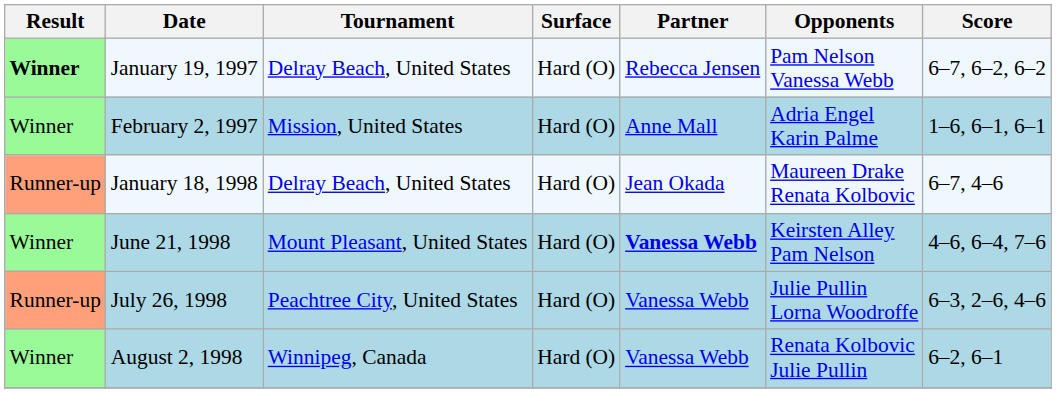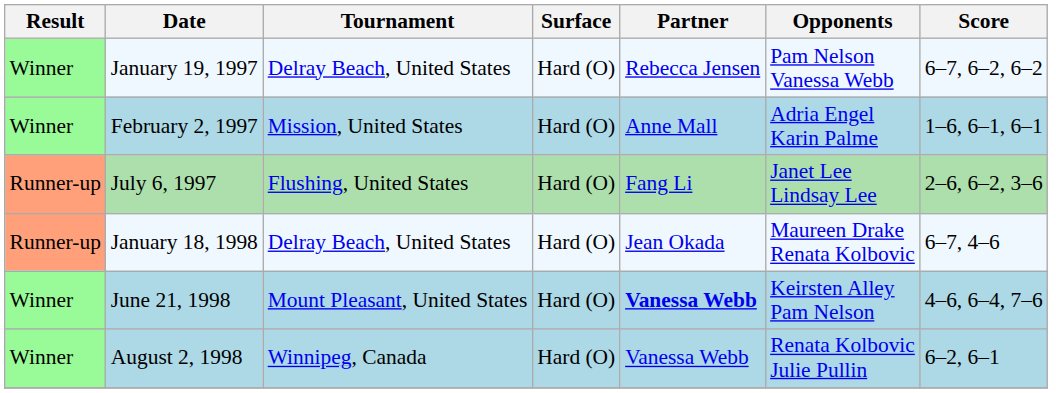(45, 67) bold -> (41, 67) normal
+ row: (163, 183)
- row: (169, 300)
